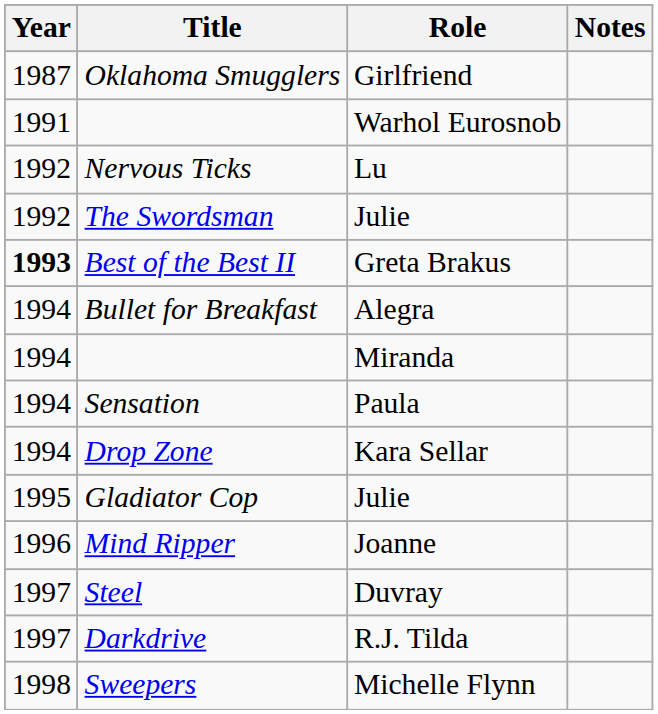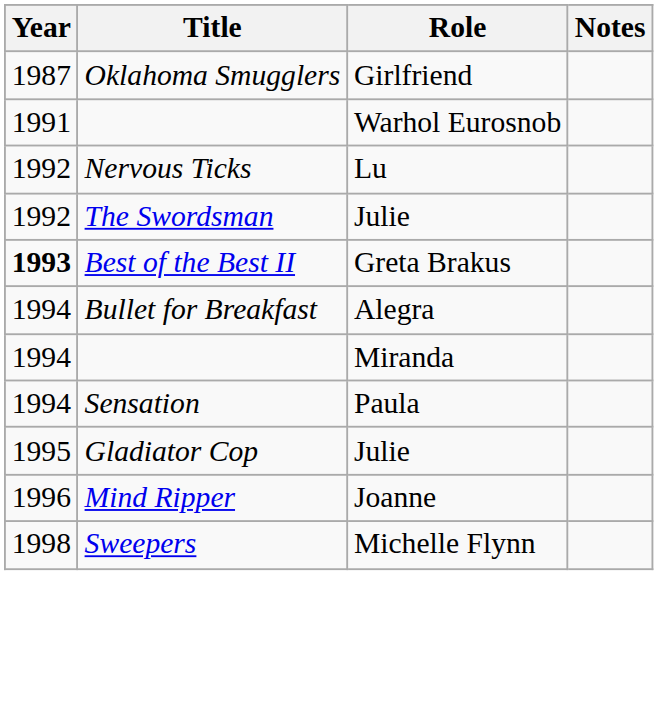- row: (149, 450)
- row: (113, 591)
- row: (145, 638)
